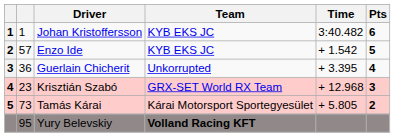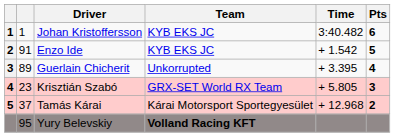(25, 50) 57 -> (25, 50) 91
(25, 69) 36 -> (25, 69) 89
(341, 87) + 12.968 -> (338, 87) + 5.805
(25, 105) 73 -> (25, 105) 37
(338, 105) + 5.805 -> (341, 105) + 12.968
